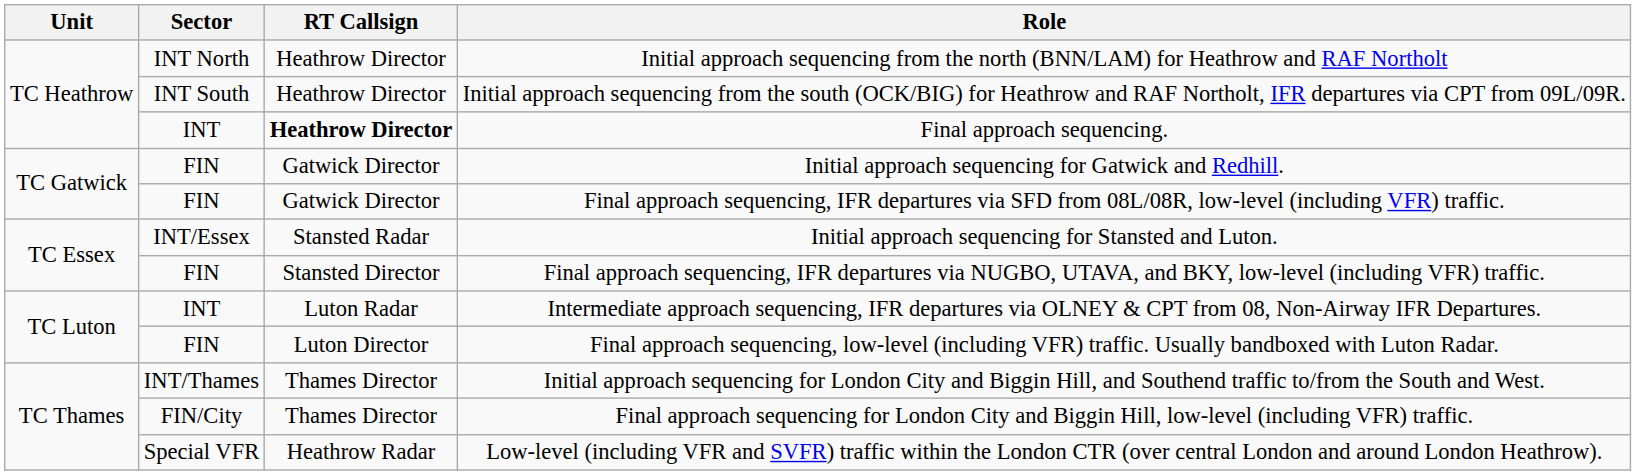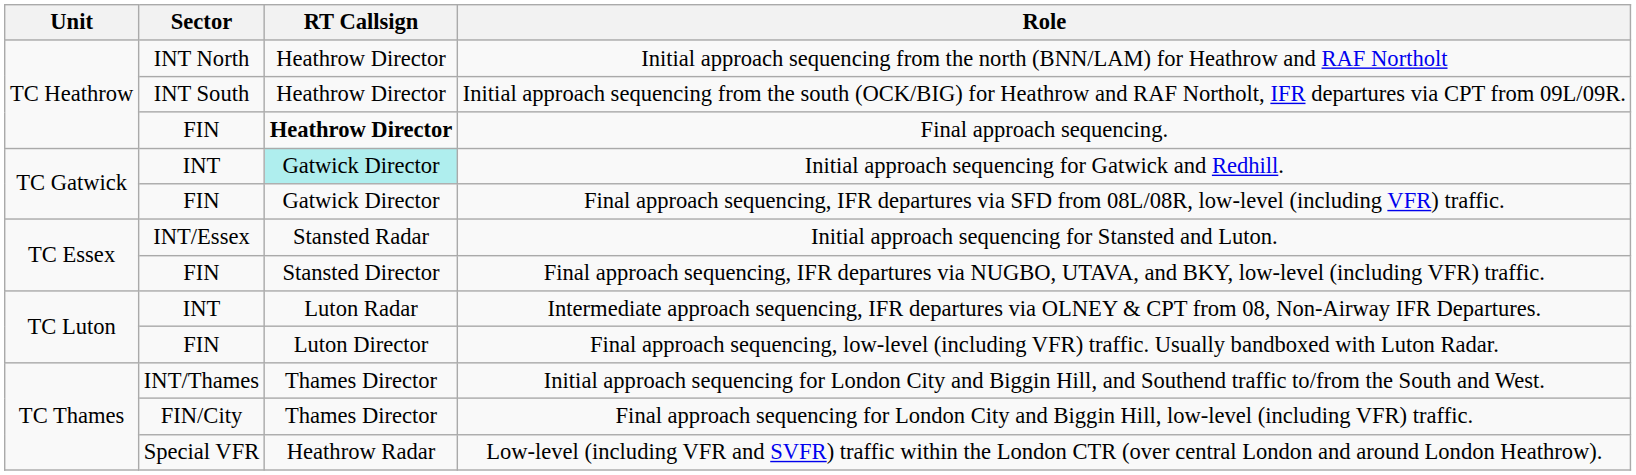(201, 129) INT -> (201, 129) FIN
(201, 165) FIN -> (201, 165) INT
(361, 165) no background -> (361, 165) paleturquoise background
